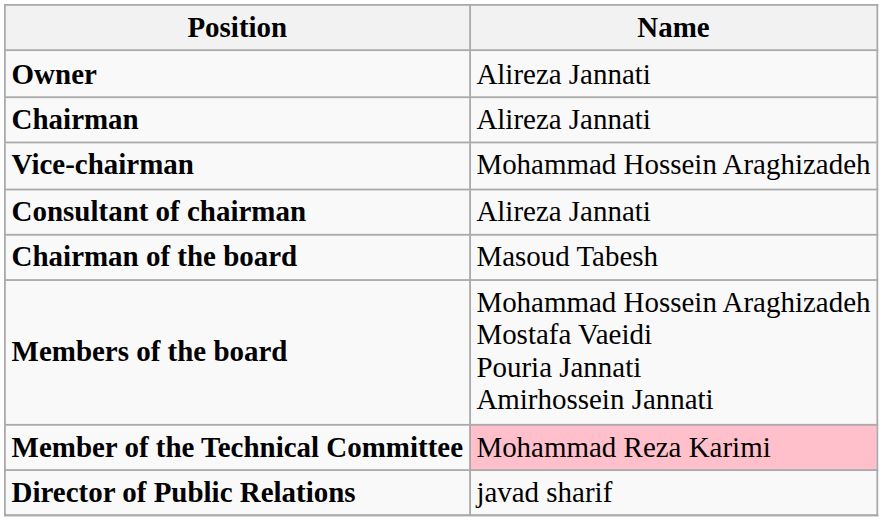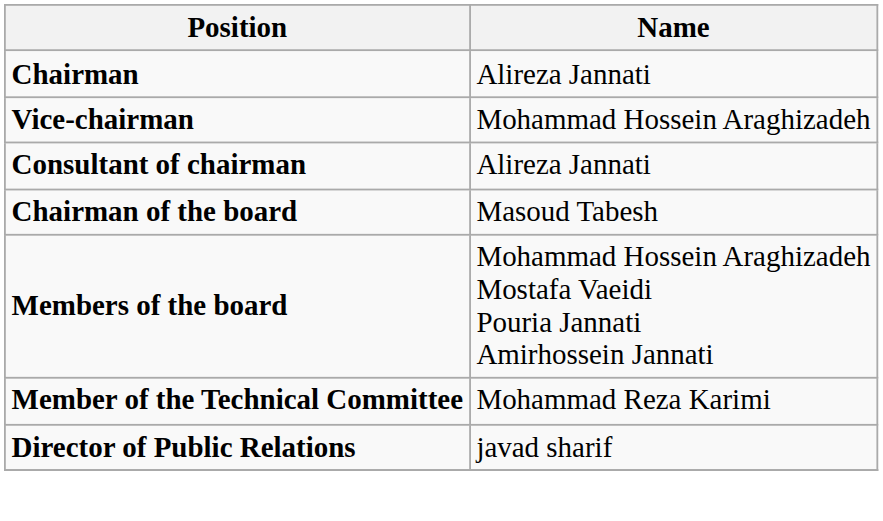- row: (54, 73)
(624, 446) pink background -> (624, 400) no background
